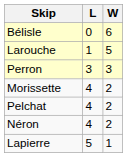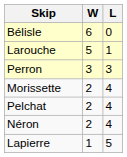columns swapped: (113, 13) <-> (93, 13)
